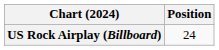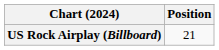(189, 34) 24 -> (189, 34) 21
